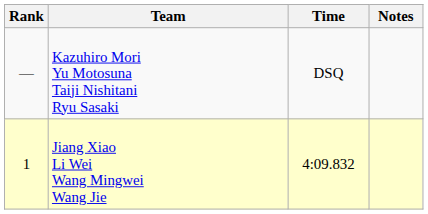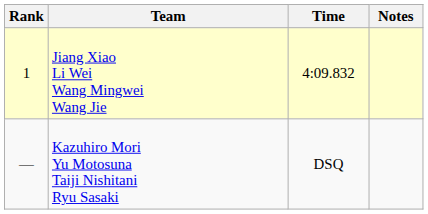rows swapped: (98, 172) <-> (96, 81)
